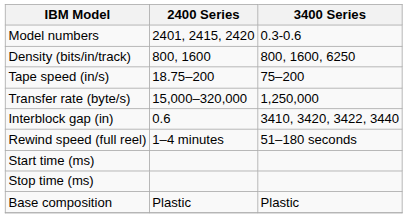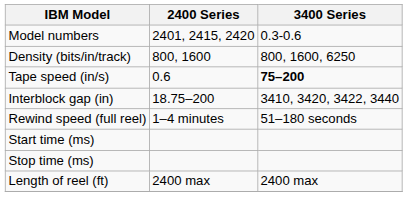(183, 77) 18.75–200 -> (161, 77) 0.6
(282, 77) normal -> (282, 77) bold
- row: (69, 98)
(161, 119) 0.6 -> (183, 98) 18.75–200
+ row: (58, 181)
- row: (60, 202)
